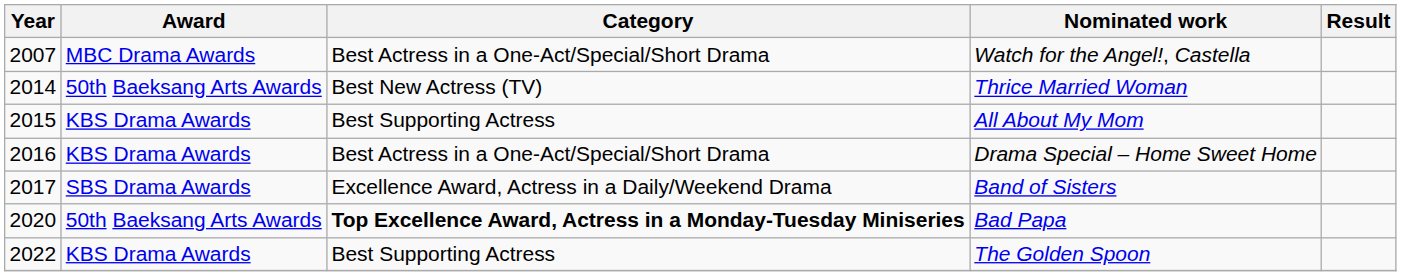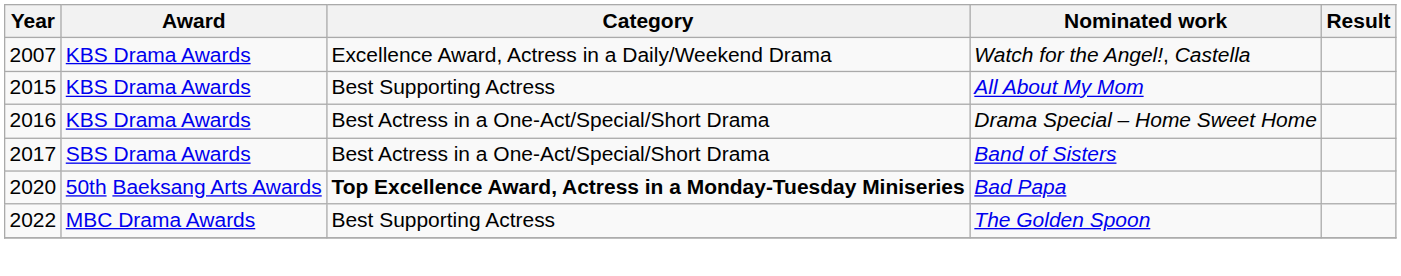(161, 54) MBC Drama Awards -> (158, 54) KBS Drama Awards
(550, 54) Best Actress in a One-Act/Special/Short Drama -> (581, 54) Excellence Award, Actress in a Daily/Weekend Drama
- row: (1081, 87)
(581, 187) Excellence Award, Actress in a Daily/Weekend Drama -> (550, 154) Best Actress in a One-Act/Special/Short Drama
(158, 253) KBS Drama Awards -> (161, 220) MBC Drama Awards
